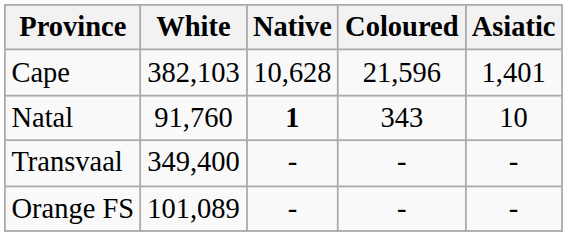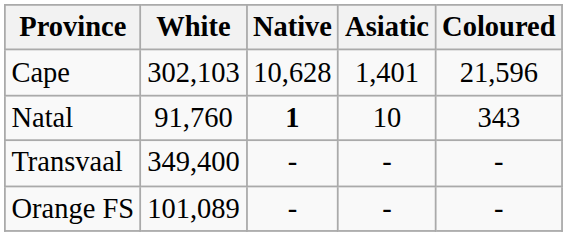columns swapped: (402, 27) <-> (514, 27)
(193, 72) 382,103 -> (193, 72) 302,103
